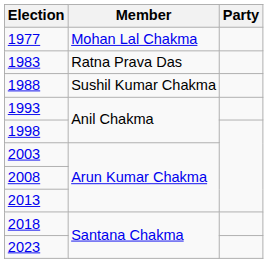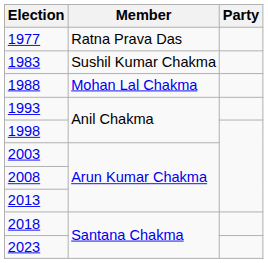(134, 39) Mohan Lal Chakma -> (127, 39) Ratna Prava Das
(127, 62) Ratna Prava Das -> (144, 62) Sushil Kumar Chakma
(144, 85) Sushil Kumar Chakma -> (134, 85) Mohan Lal Chakma
